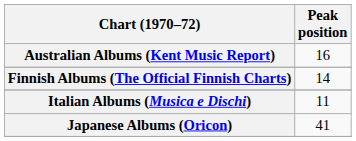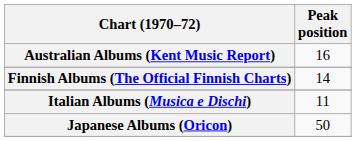(323, 124) 41 -> (323, 124) 50
